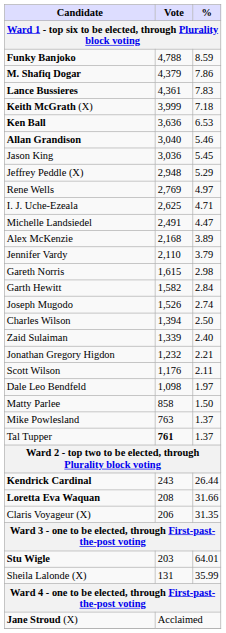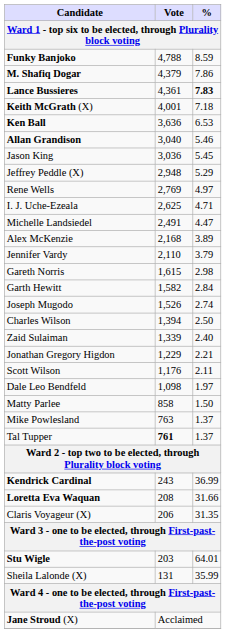(204, 90) normal -> (204, 90) bold
(169, 106) 3,999 -> (169, 106) 4,001
(169, 354) 1,232 -> (169, 354) 1,229
(207, 481) 26.44 -> (207, 481) 36.99
